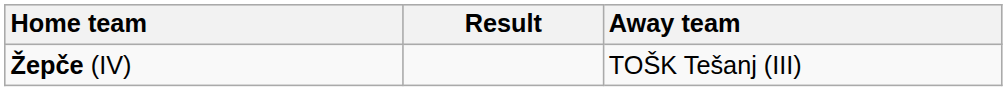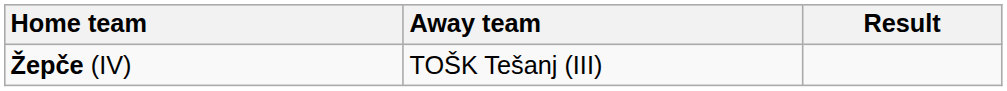columns swapped: (675, 24) <-> (503, 24)
